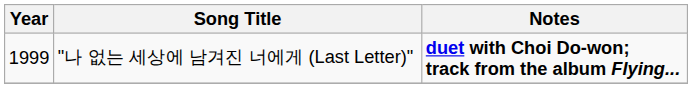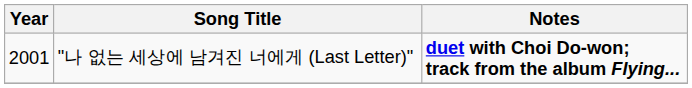(29, 58) 1999 -> (29, 58) 2001
